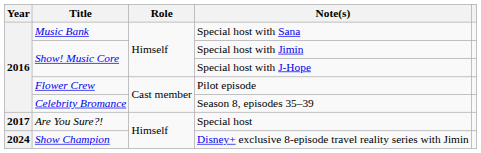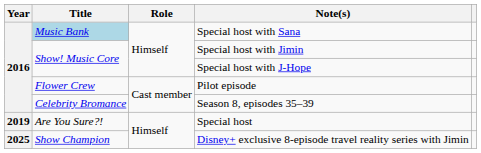(62, 31) no background -> (62, 31) lightblue background
(18, 121) 2017 -> (18, 121) 2019
(18, 139) 2024 -> (18, 139) 2025
